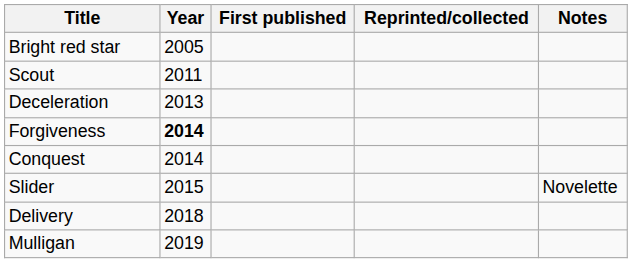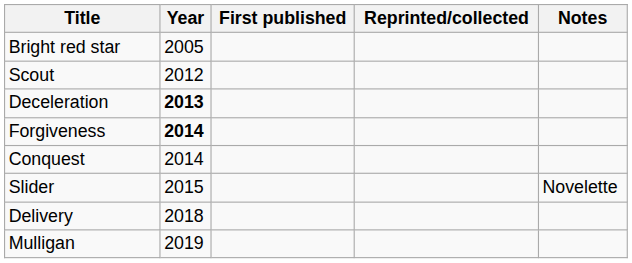(183, 74) 2011 -> (184, 74) 2012
(184, 103) normal -> (184, 103) bold
